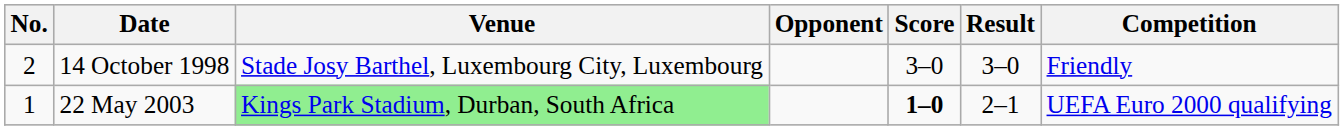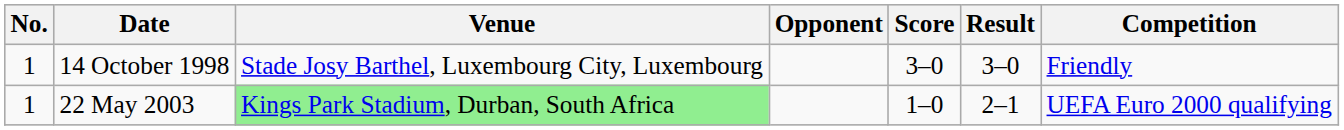(29, 64) 2 -> (29, 64) 1
(924, 104) bold -> (924, 104) normal
